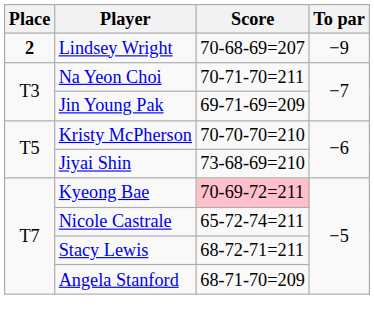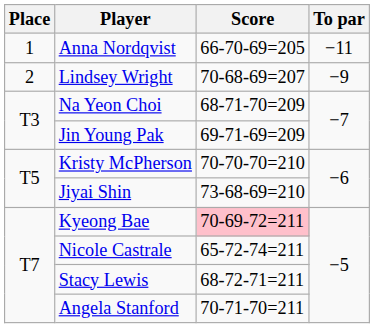+ row: (117, 47)
(30, 47) bold -> (30, 76) normal
(252, 76) 70-71-70=211 -> (253, 105) 68-71-70=209
(253, 279) 68-71-70=209 -> (252, 308) 70-71-70=211
